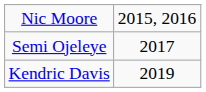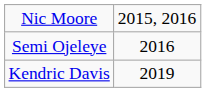(157, 45) 2017 -> (157, 45) 2016
